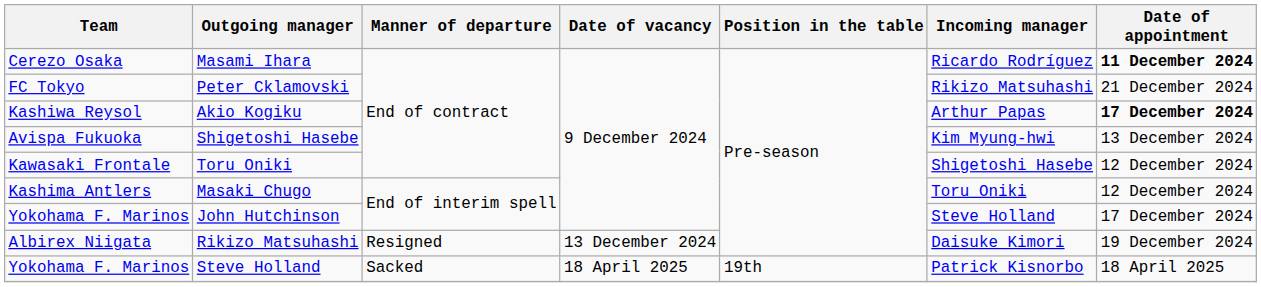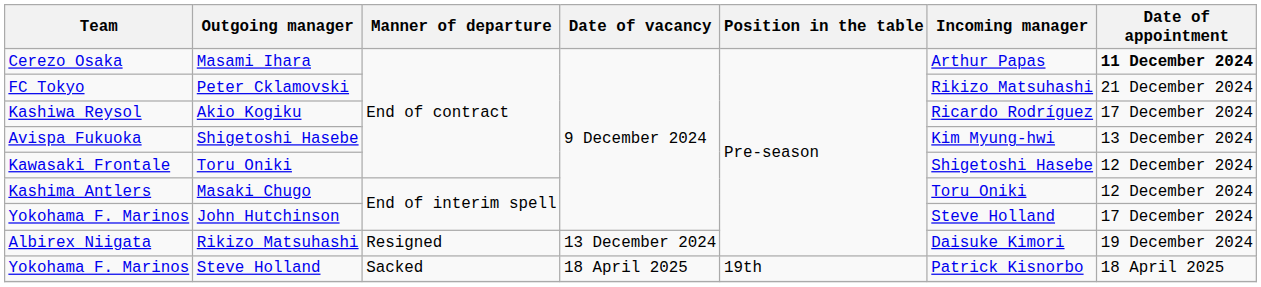(1012, 62) Ricardo Rodríguez -> (988, 62) Arthur Papas
(988, 113) Arthur Papas -> (1012, 113) Ricardo Rodríguez
(1177, 113) bold -> (1177, 113) normal
